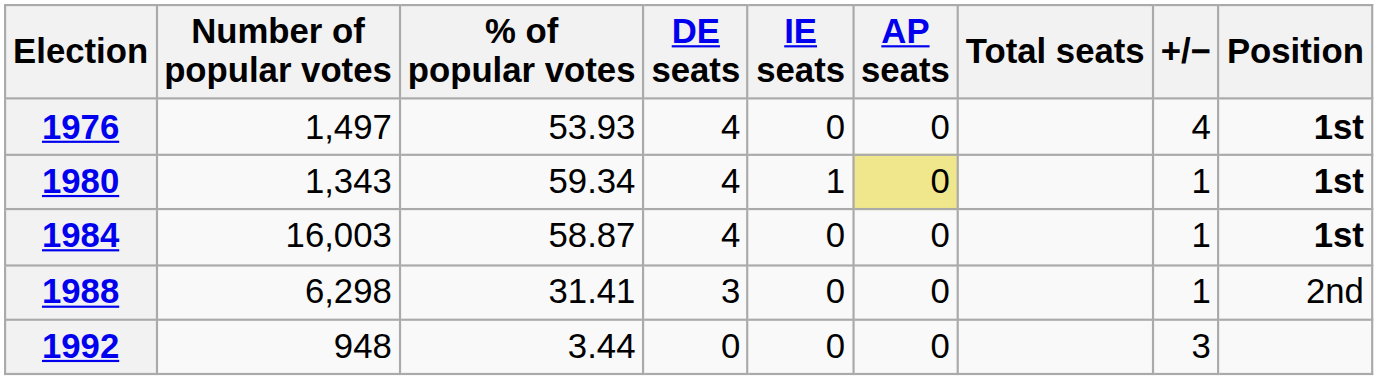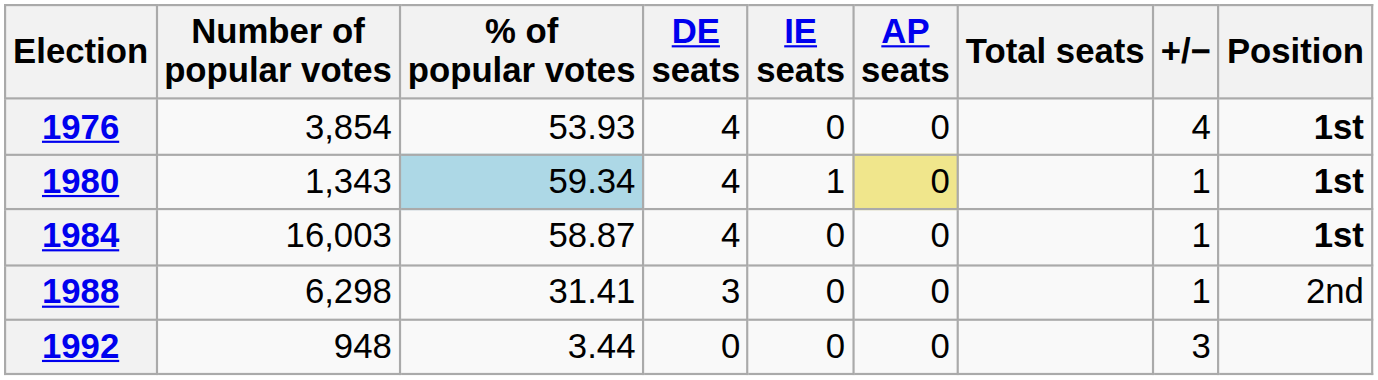(348, 126) 1,497 -> (348, 126) 3,854
(592, 181) no background -> (592, 181) lightblue background
